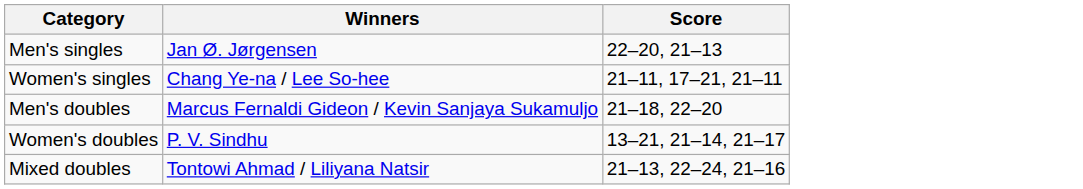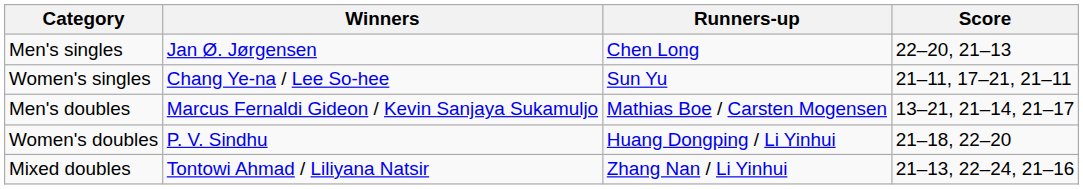+ column: (747, 19)
(665, 109) 21–18, 22–20 -> (985, 109) 13–21, 21–14, 21–17
(696, 139) 13–21, 21–14, 21–17 -> (953, 139) 21–18, 22–20
